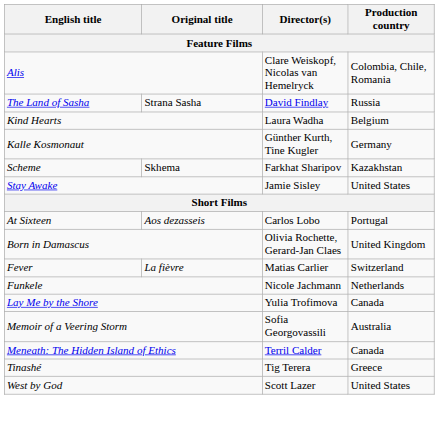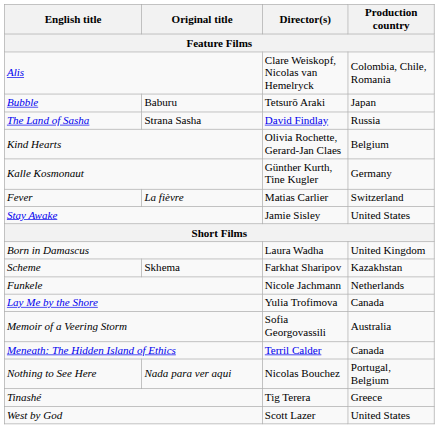+ row: (23, 103)
(294, 120) Laura Wadha -> (303, 144) Olivia Rochette, Gerard-Jan Claes
rows swapped: (24, 167) <-> (20, 267)
- row: (29, 220)
(303, 244) Olivia Rochette, Gerard-Jan Claes -> (294, 250) Laura Wadha
+ row: (52, 374)
